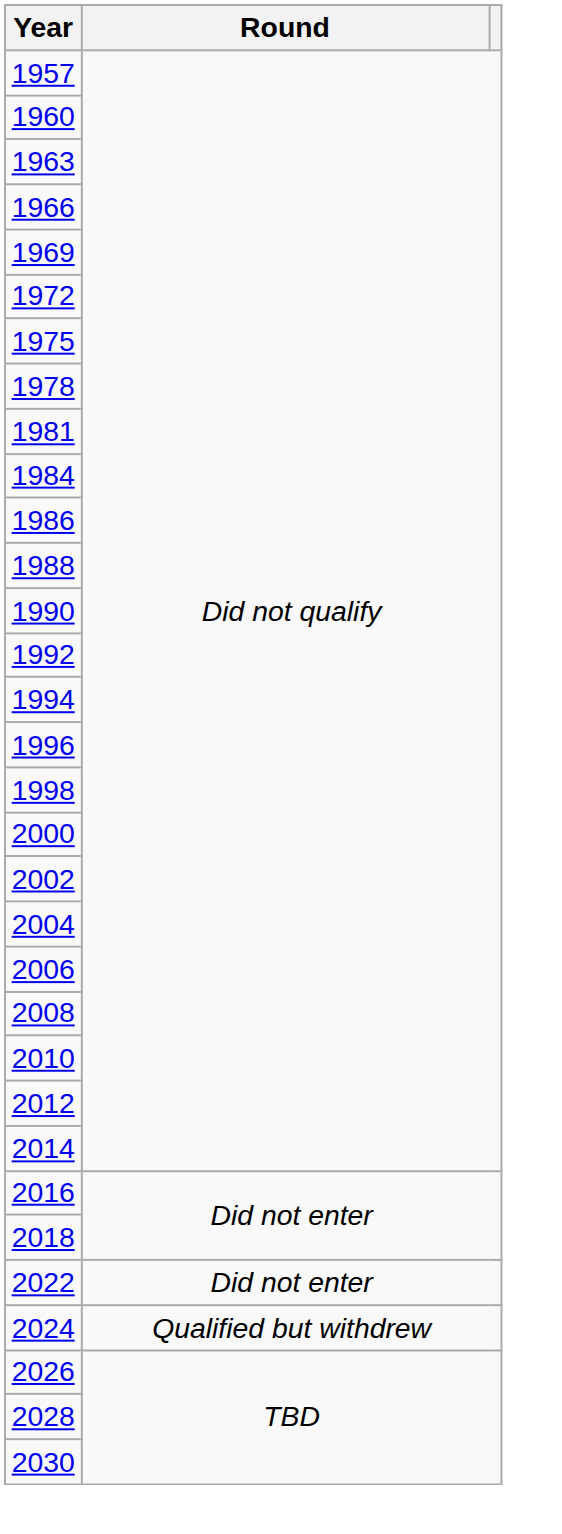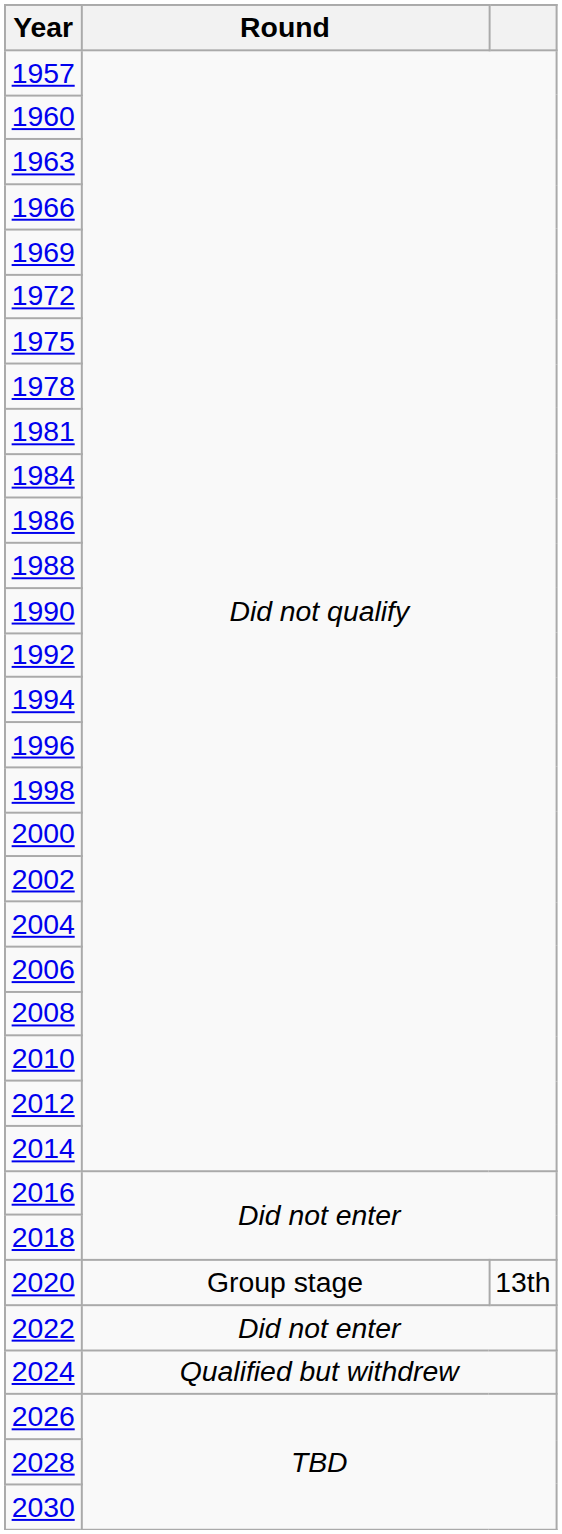+ row: (43, 1283)
